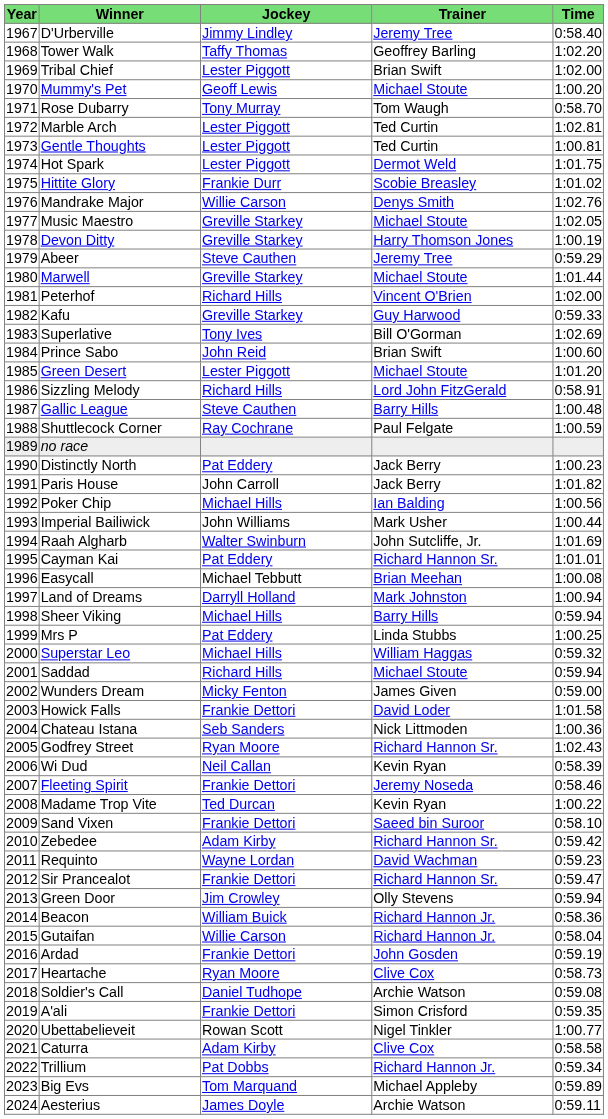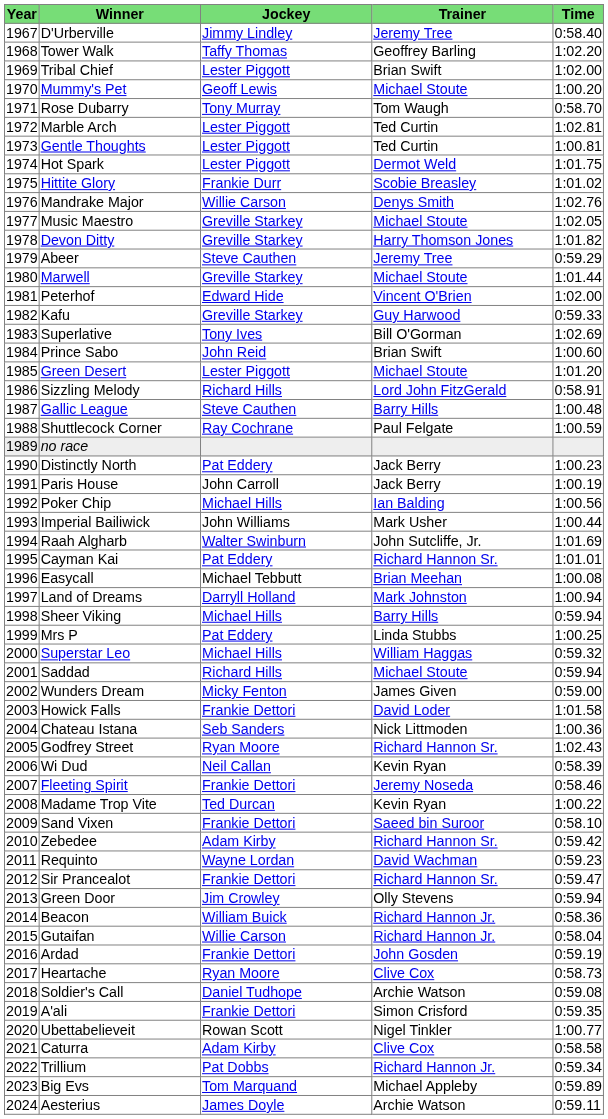(578, 240) 1:00.19 -> (578, 240) 1:01.82
(242, 296) Richard Hills -> (243, 296) Edward Hide
(578, 484) 1:01.82 -> (578, 484) 1:00.19
